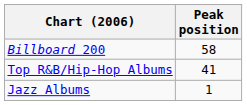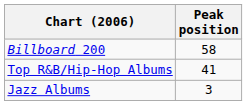(209, 90) 1 -> (209, 90) 3
